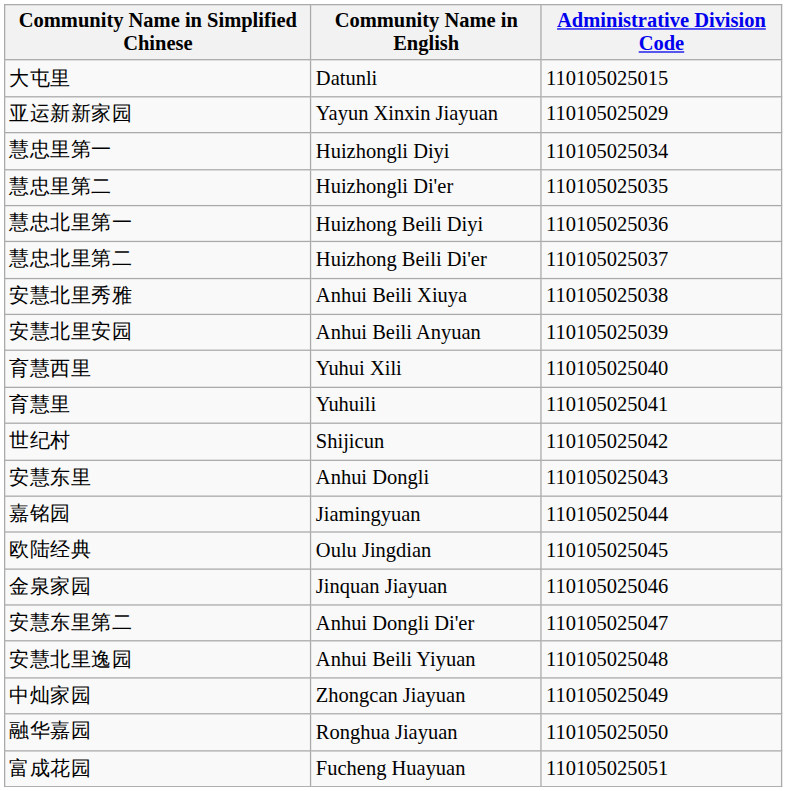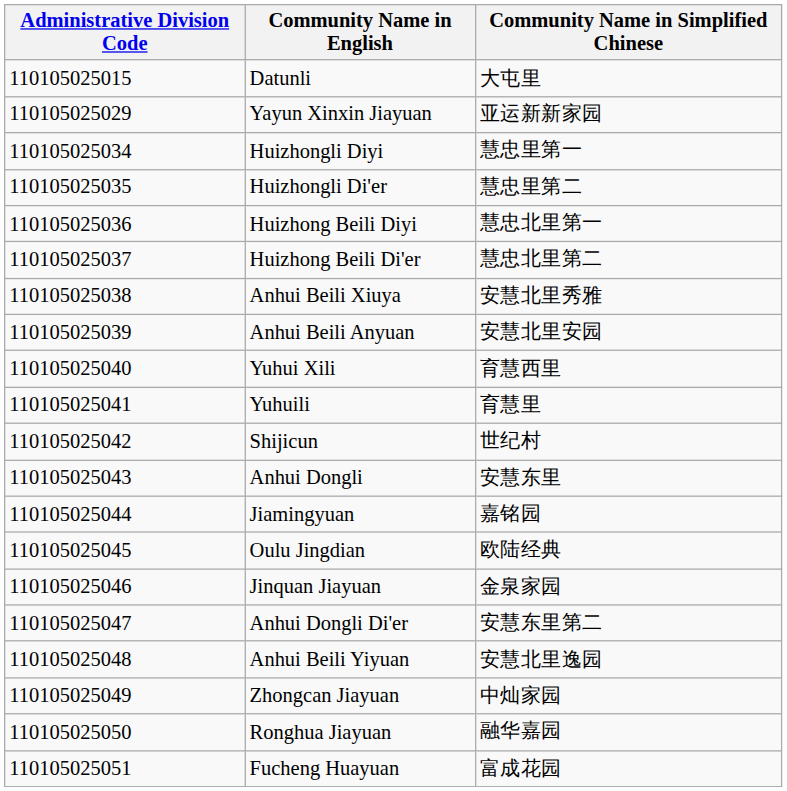columns swapped: (661, 32) <-> (158, 32)
